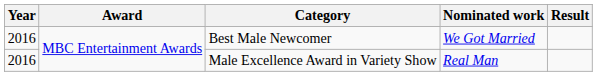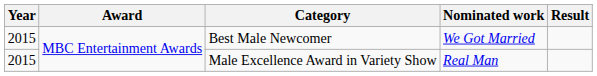(22, 37) 2016 -> (22, 37) 2015
(22, 60) 2016 -> (22, 60) 2015
